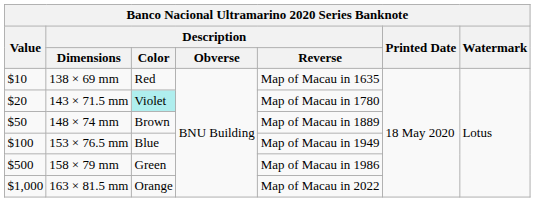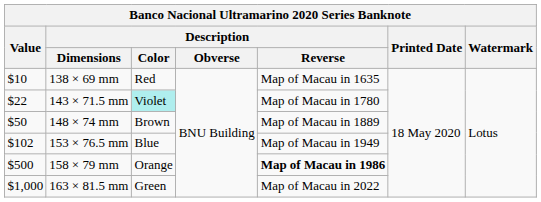(17, 101) $20 -> (17, 101) $22
(20, 143) $100 -> (20, 143) $102
(150, 165) Green -> (154, 165) Orange
(320, 165) normal -> (323, 165) bold
(154, 186) Orange -> (150, 186) Green
